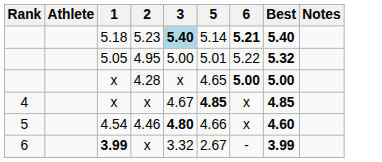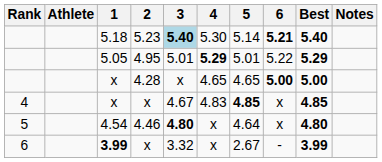+ column: (213, 15)
(180, 59) 5.00 -> (180, 59) 5.01
(281, 59) 5.32 -> (314, 59) 5.29
(213, 124) 4.66 -> (246, 124) 4.64
(281, 124) 4.60 -> (314, 124) 4.80
